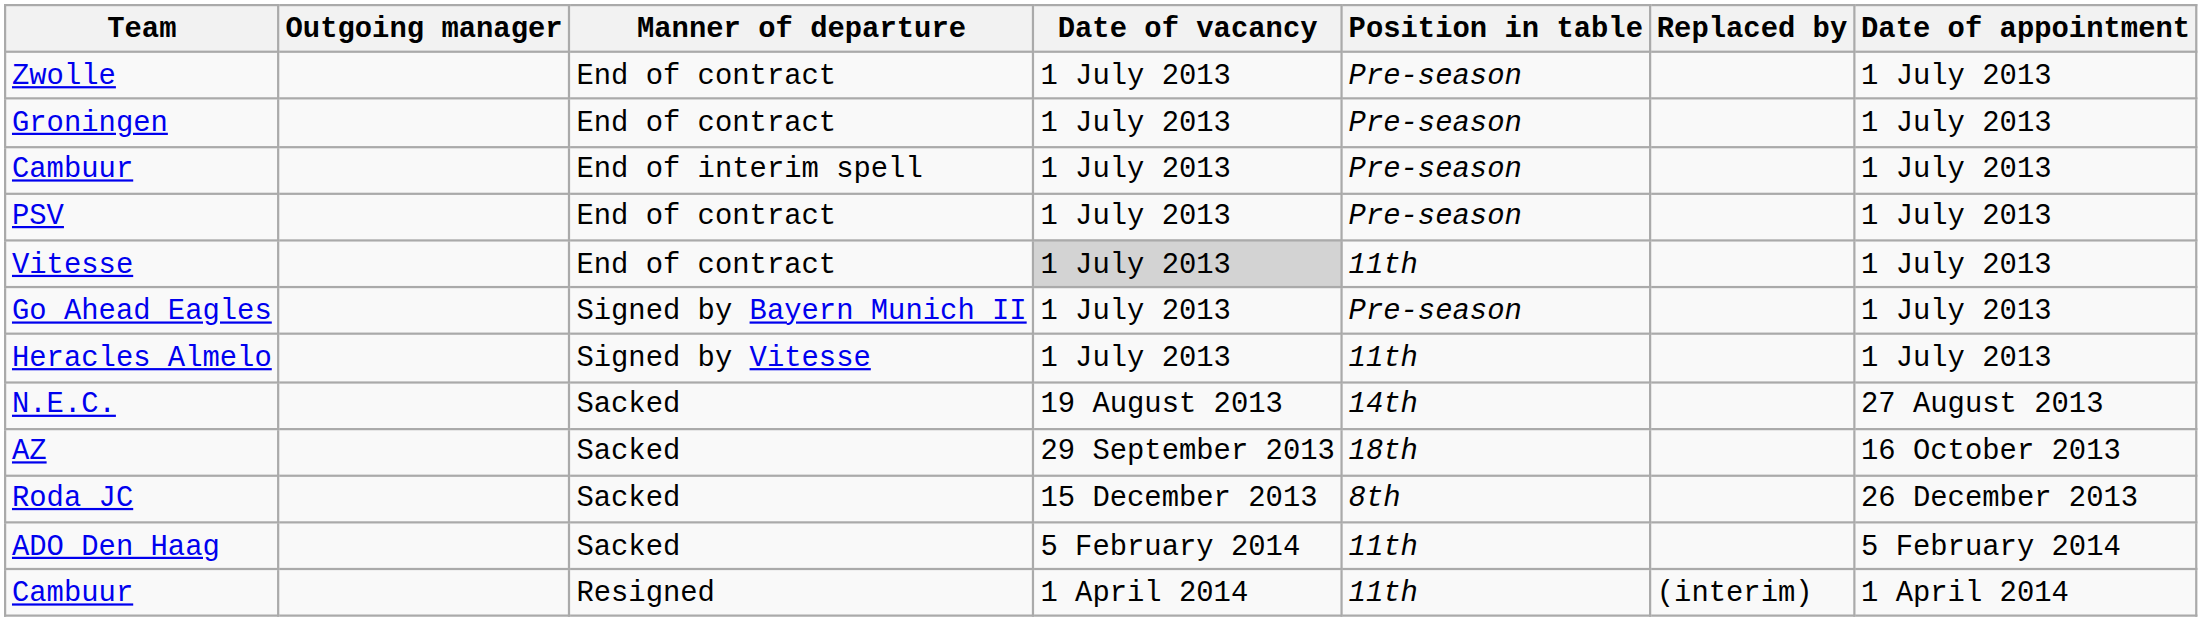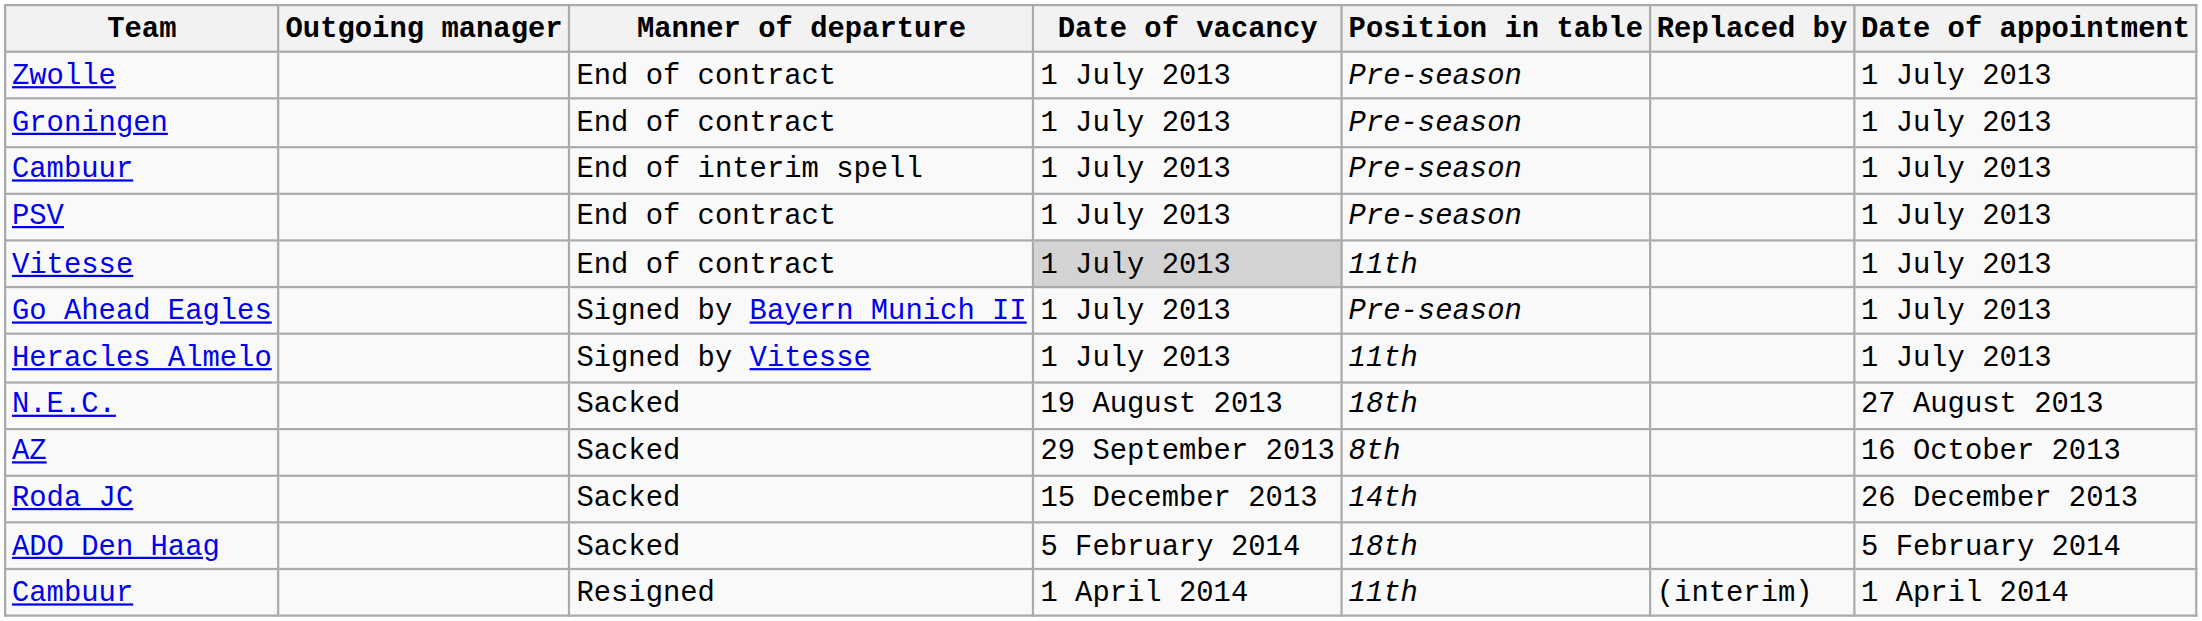(1383, 405) 14th -> (1383, 405) 18th
(1383, 452) 18th -> (1375, 452) 8th
(1375, 499) 8th -> (1383, 499) 14th
(1383, 546) 11th -> (1383, 546) 18th
